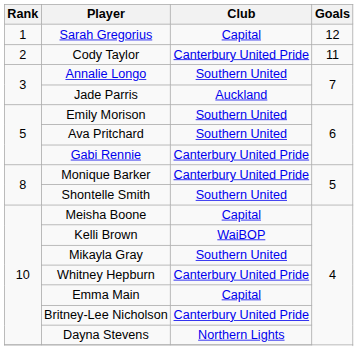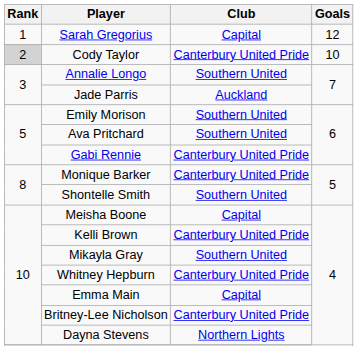(23, 54) no background -> (23, 54) lightgrey background
(333, 54) 11 -> (333, 54) 10
(241, 235) WaiBOP -> (241, 235) Canterbury United Pride
